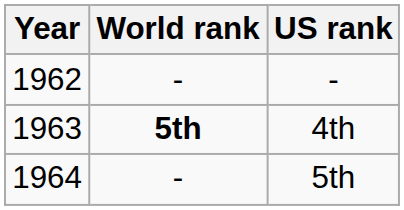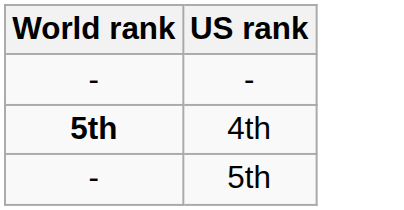- column: (47, 29)
